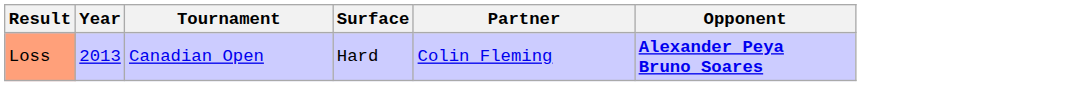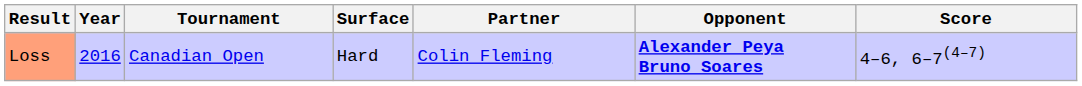+ column: (966, 19)
(100, 57) 2013 -> (100, 57) 2016
